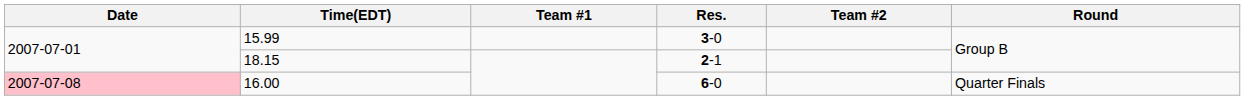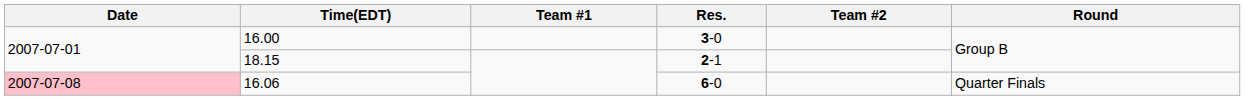(262, 38) 15.99 -> (262, 38) 16.00
(262, 83) 16.00 -> (262, 83) 16.06
